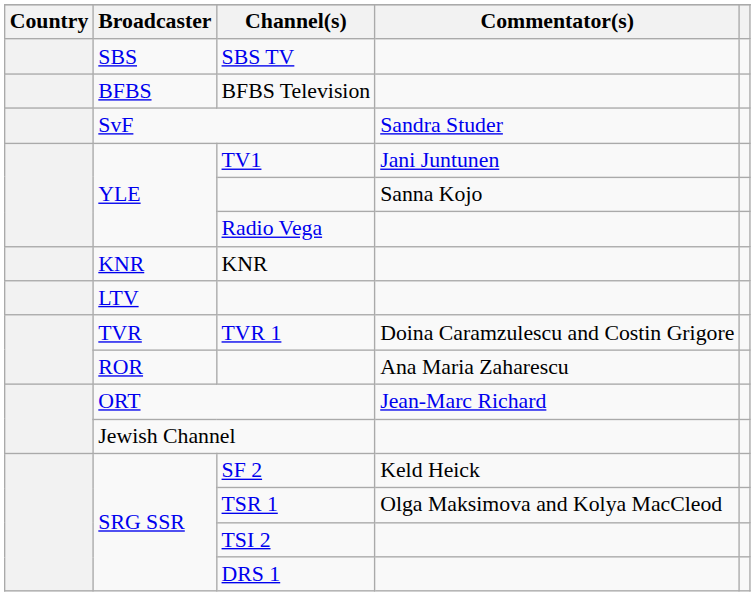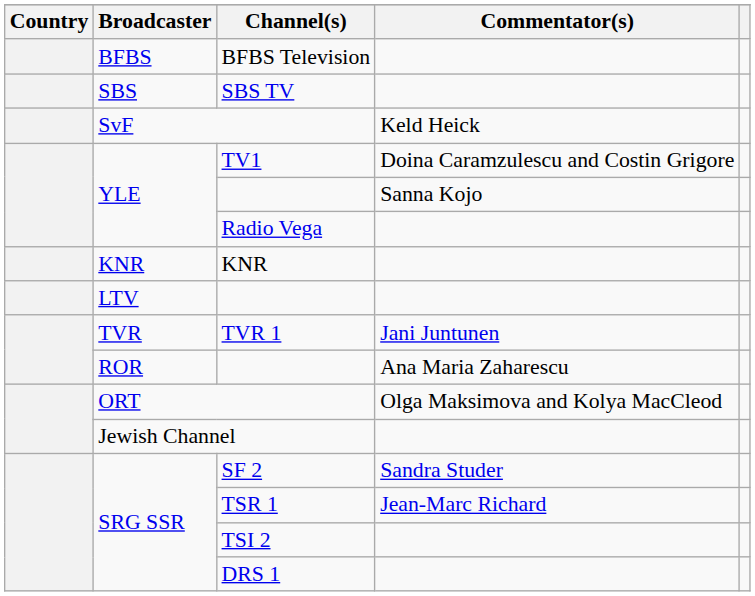rows swapped: (118, 56) <-> (125, 90)
(442, 125) Sandra Studer -> (430, 125) Keld Heick
(440, 159) Jani Juntunen -> (557, 159) Doina Caramzulescu and Costin Grigore
(557, 332) Doina Caramzulescu and Costin Grigore -> (440, 332) Jani Juntunen
(463, 401) Jean-Marc Richard -> (551, 401) Olga Maksimova and Kolya MacCleod
(430, 470) Keld Heick -> (442, 470) Sandra Studer
(551, 504) Olga Maksimova and Kolya MacCleod -> (463, 504) Jean-Marc Richard
